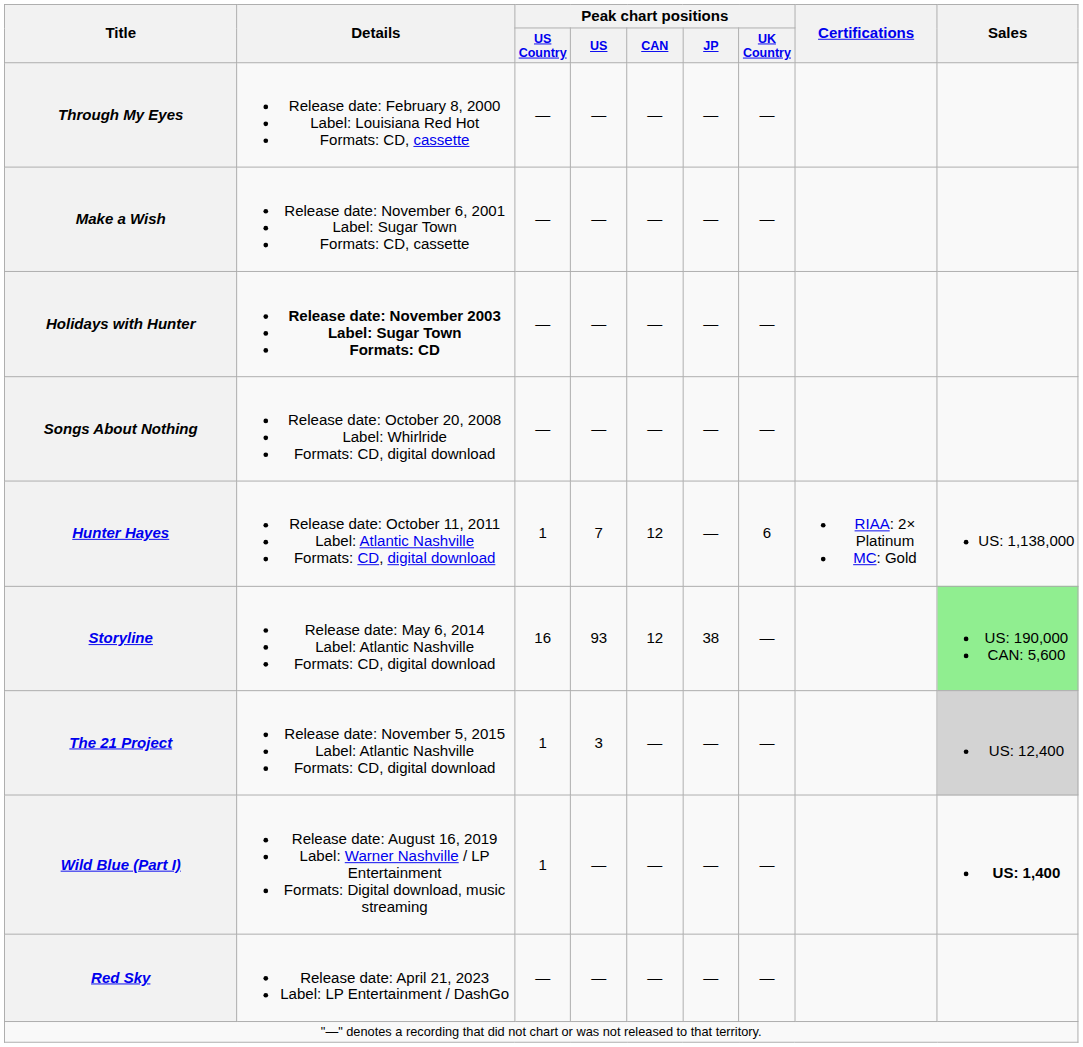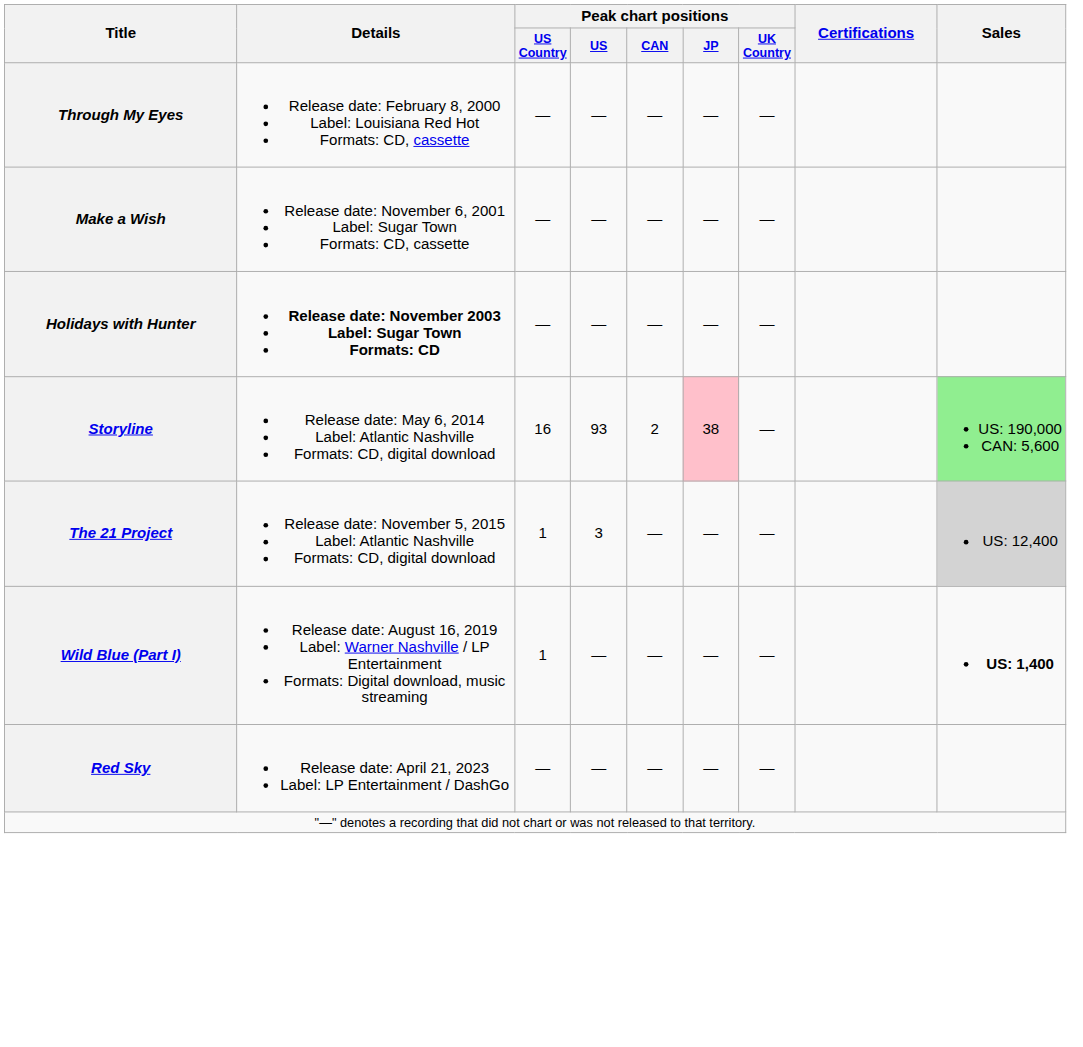- row: (121, 428)
- row: (121, 533)
(655, 638) 12 -> (655, 428) 2
(711, 638) no background -> (711, 428) pink background
